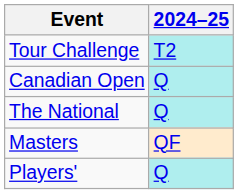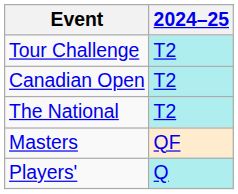(161, 81) Q -> (165, 81) T2
(161, 111) Q -> (165, 111) T2
